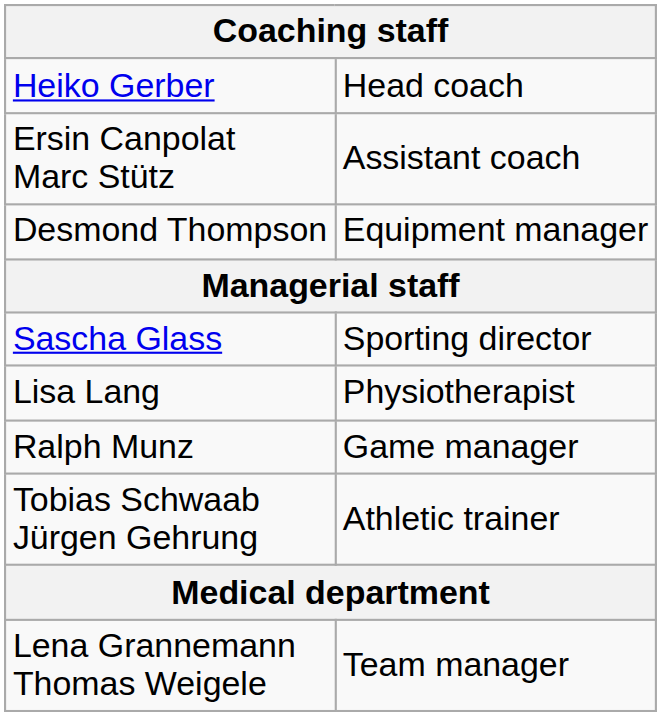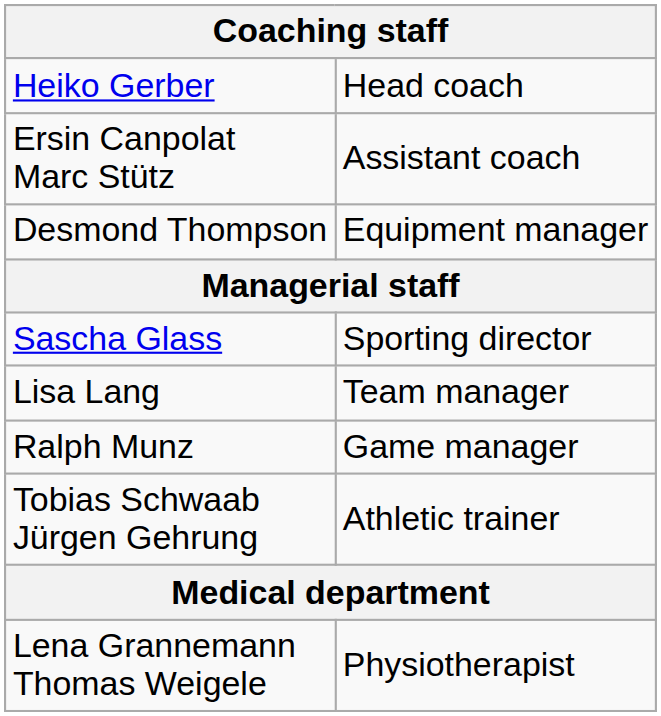(459, 392) Physiotherapist -> (456, 392) Team manager
(456, 664) Team manager -> (459, 664) Physiotherapist
